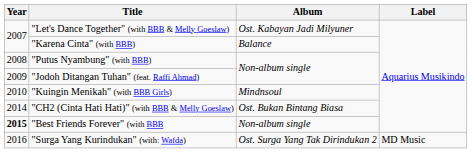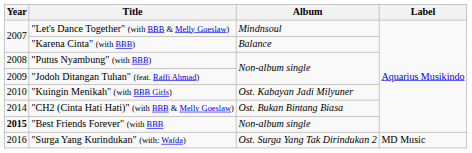(296, 28) Ost. Kabayan Jadi Milyuner -> (260, 28) Mindnsoul
(260, 92) Mindnsoul -> (296, 92) Ost. Kabayan Jadi Milyuner
